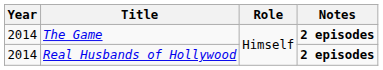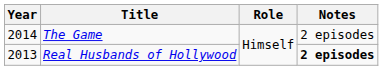(337, 35) bold -> (337, 35) normal
(22, 55) 2014 -> (22, 55) 2013
